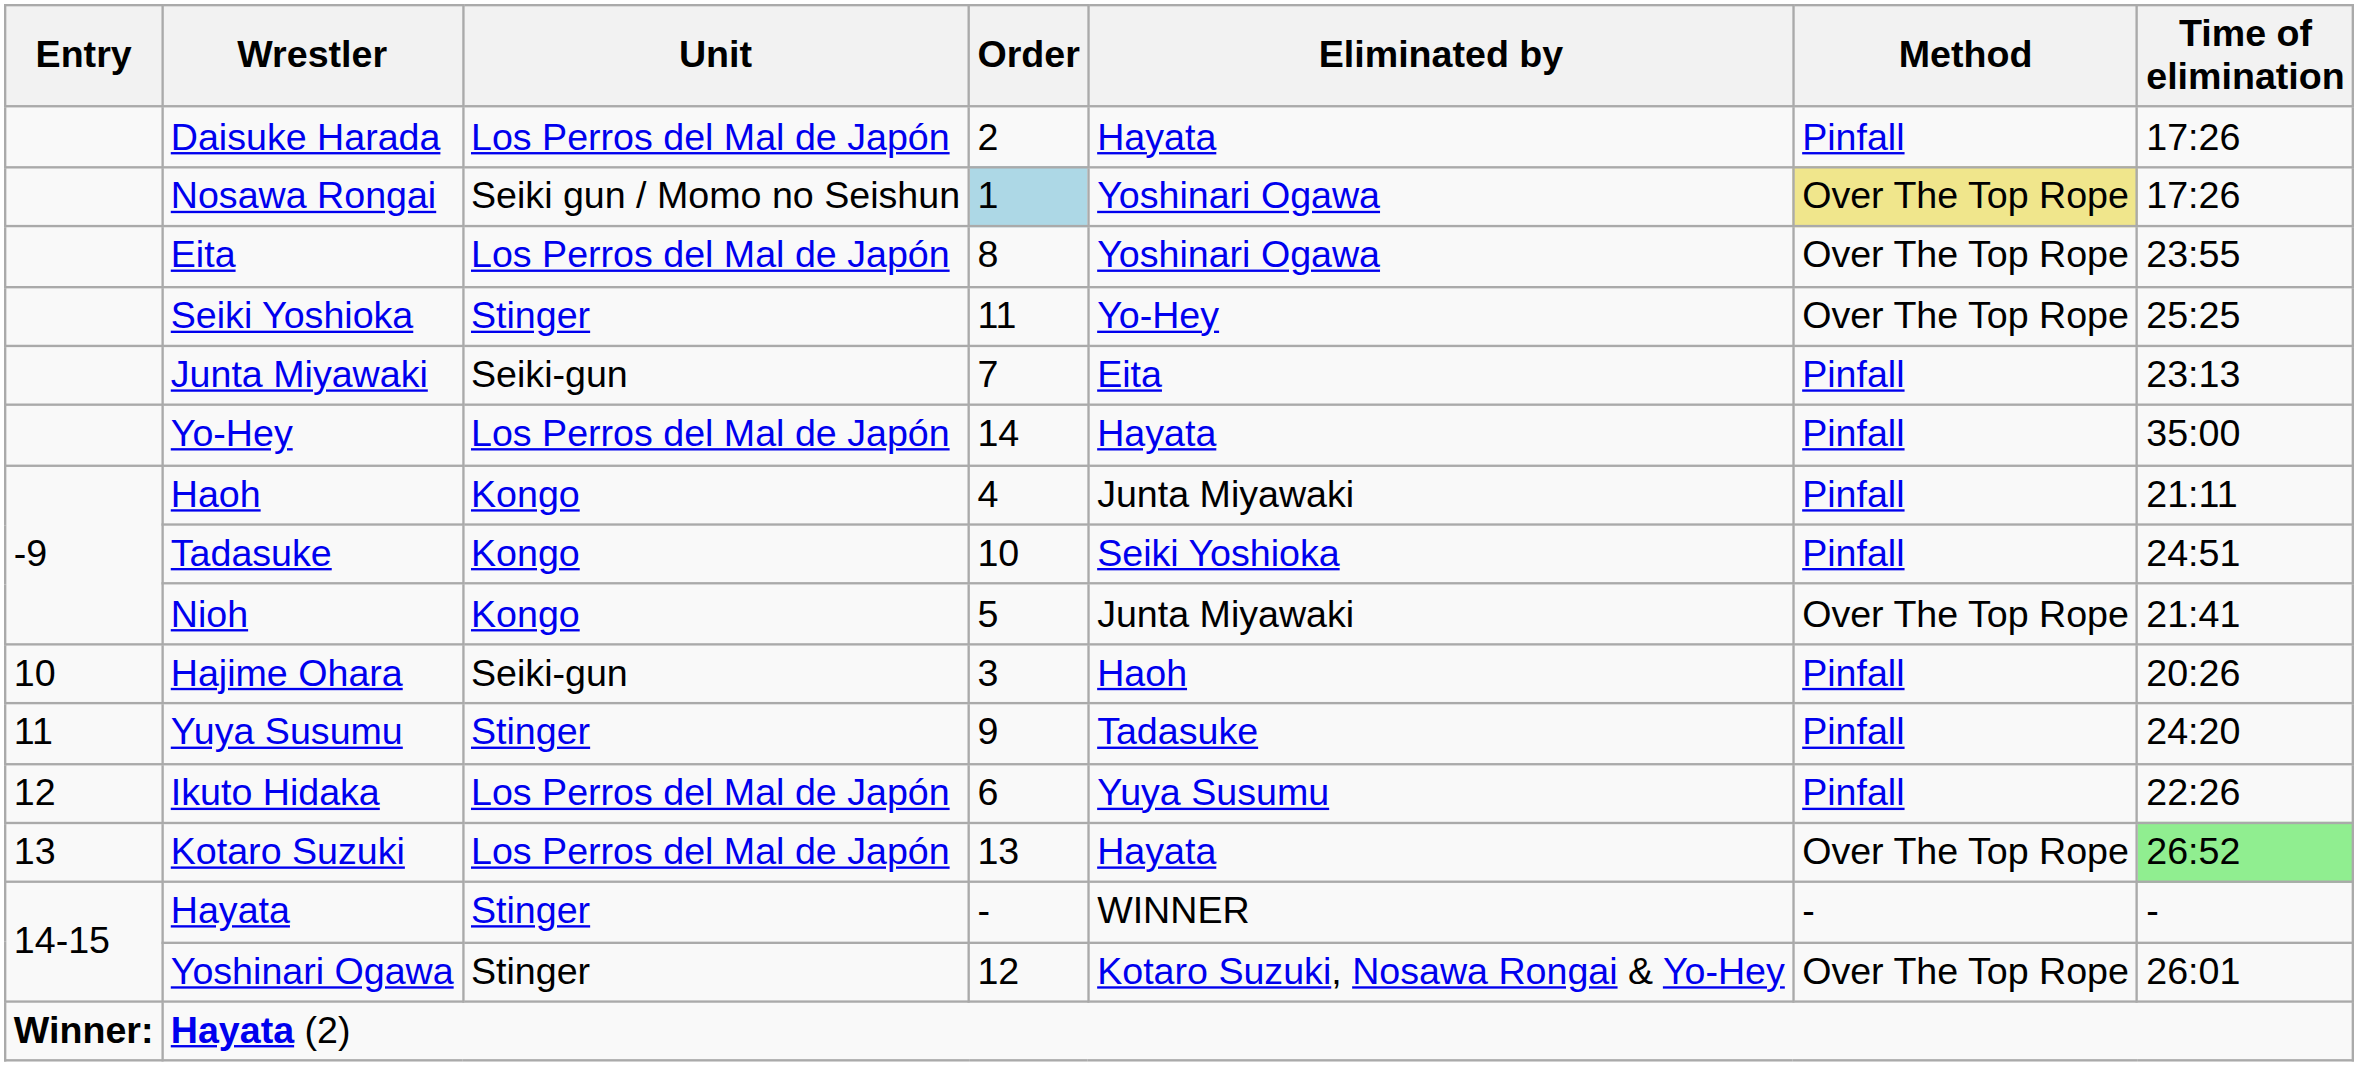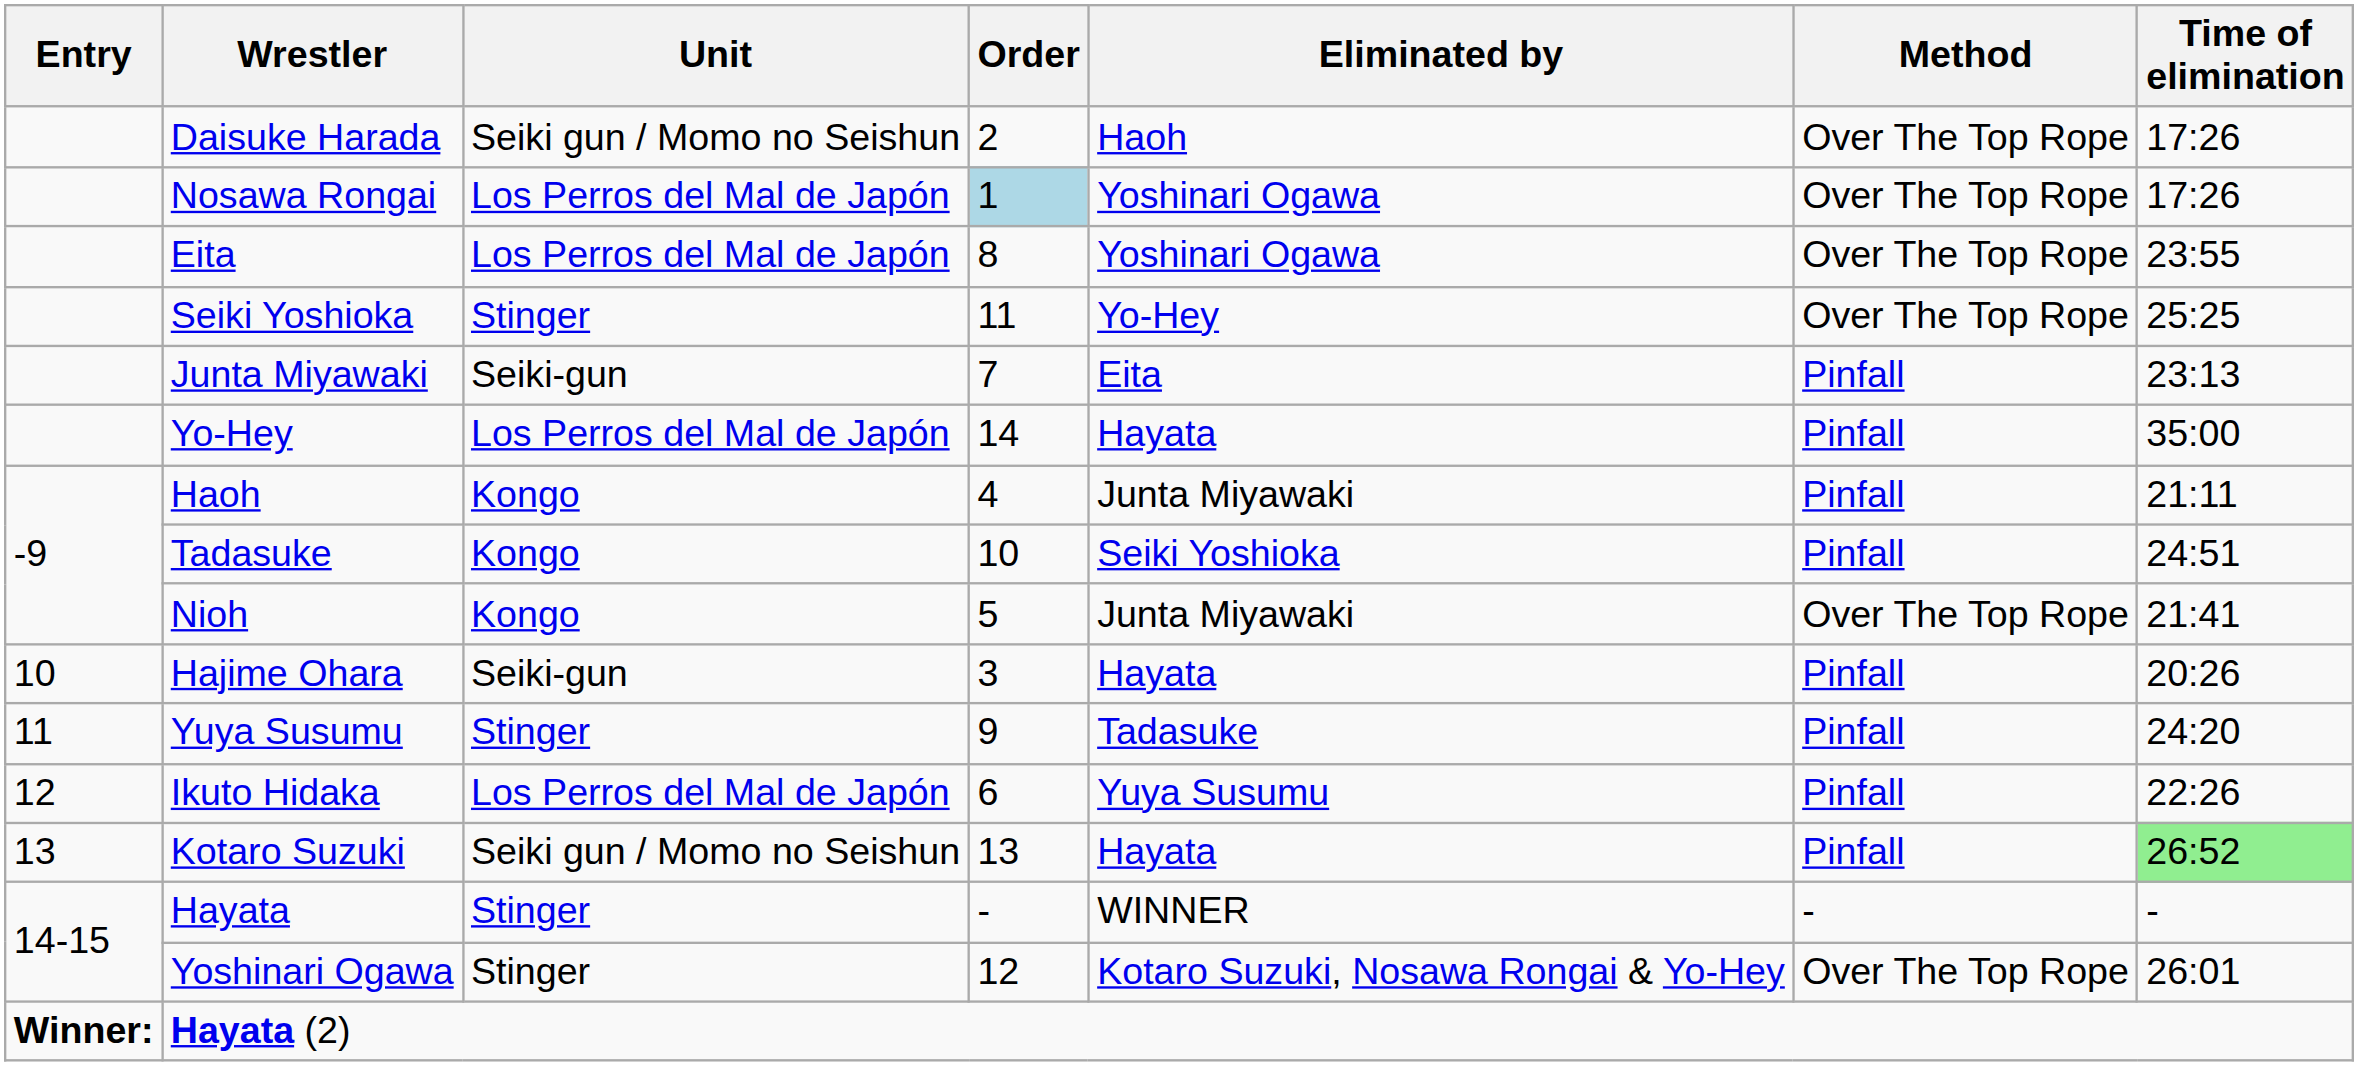(710, 136) Los Perros del Mal de Japón -> (716, 136) Seiki gun / Momo no Seishun
(1157, 136) Hayata -> (1142, 136) Haoh
(1853, 136) Pinfall -> (1966, 136) Over The Top Rope
(716, 195) Seiki gun / Momo no Seishun -> (710, 195) Los Perros del Mal de Japón
(1966, 195) khaki background -> (1966, 195) no background
(1142, 672) Haoh -> (1157, 672) Hayata
(710, 851) Los Perros del Mal de Japón -> (716, 851) Seiki gun / Momo no Seishun
(1966, 851) Over The Top Rope -> (1853, 851) Pinfall
